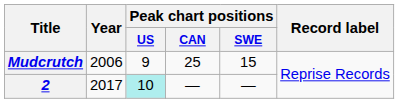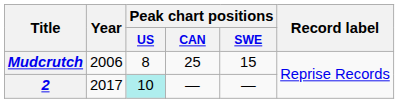(146, 62) 9 -> (146, 62) 8
